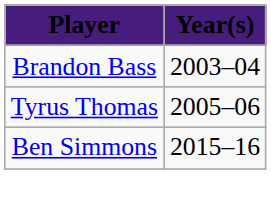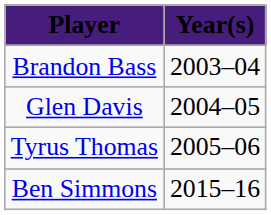+ row: (84, 106)
